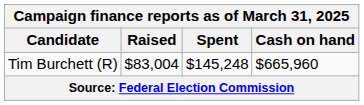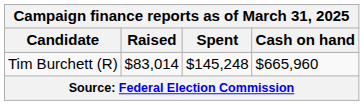(152, 64) $83,004 -> (152, 64) $83,014
